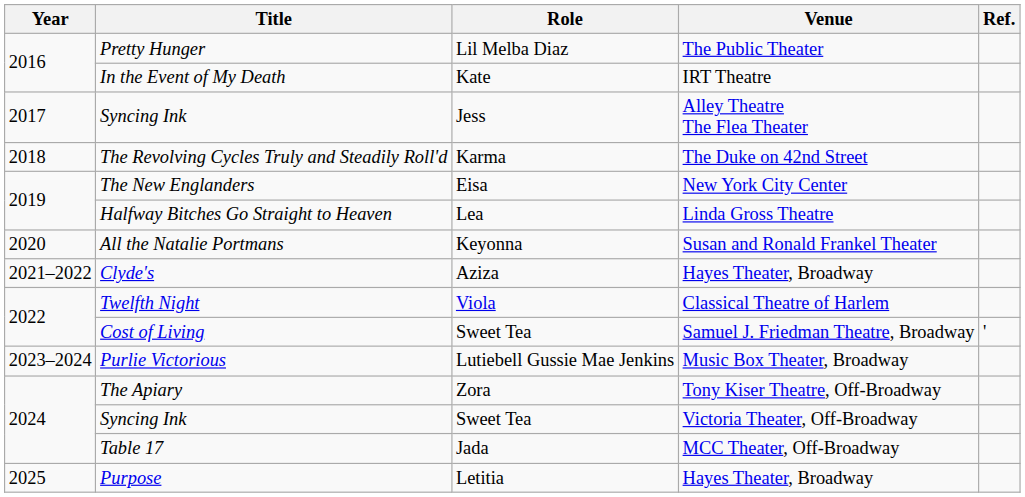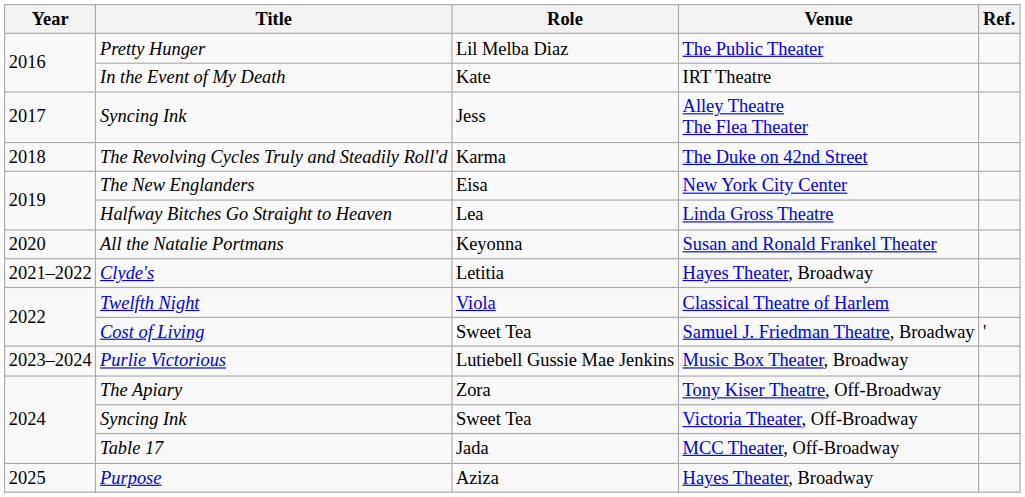(477, 273) Aziza -> (480, 273) Letitia
(480, 477) Letitia -> (477, 477) Aziza
